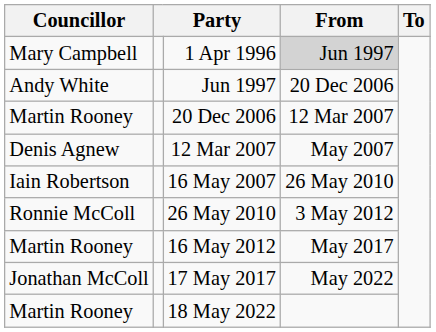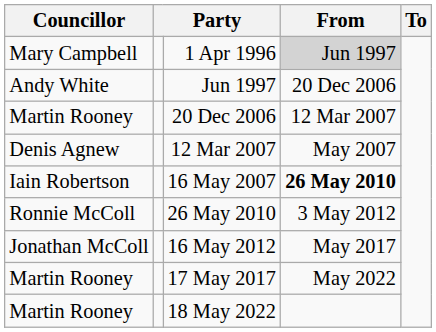(339, 181) normal -> (341, 181) bold
(71, 246) Martin Rooney -> (79, 246) Jonathan McColl
(79, 278) Jonathan McColl -> (71, 278) Martin Rooney
